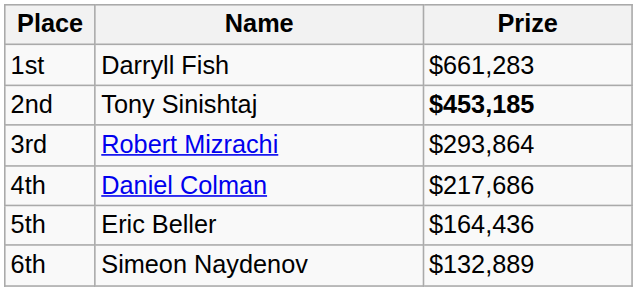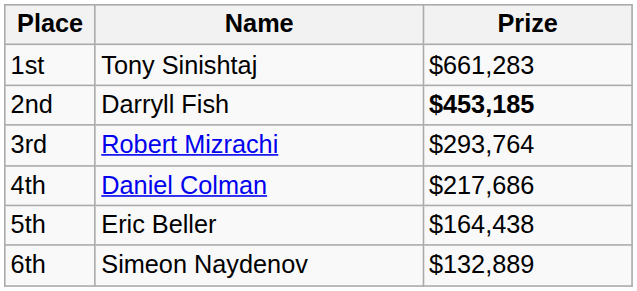(165, 64) Darryll Fish -> (179, 64) Tony Sinishtaj
(179, 104) Tony Sinishtaj -> (165, 104) Darryll Fish
(482, 144) $293,864 -> (482, 144) $293,764
(482, 225) $164,436 -> (482, 225) $164,438
